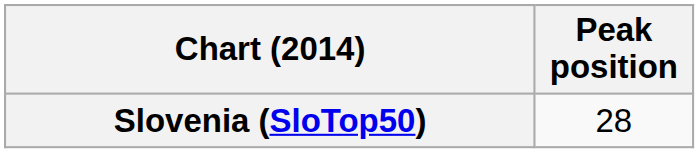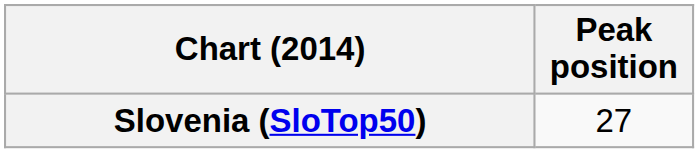(614, 119) 28 -> (614, 119) 27
